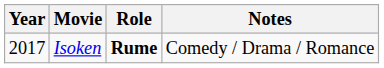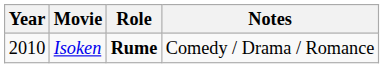(27, 47) 2017 -> (27, 47) 2010
